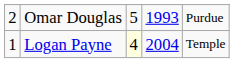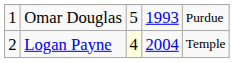(13, 17) 2 -> (13, 17) 1
(13, 44) 1 -> (13, 44) 2
